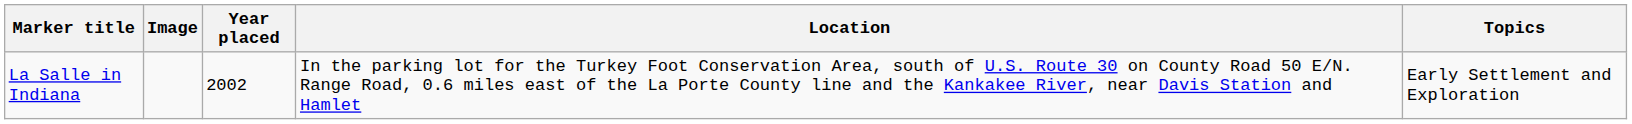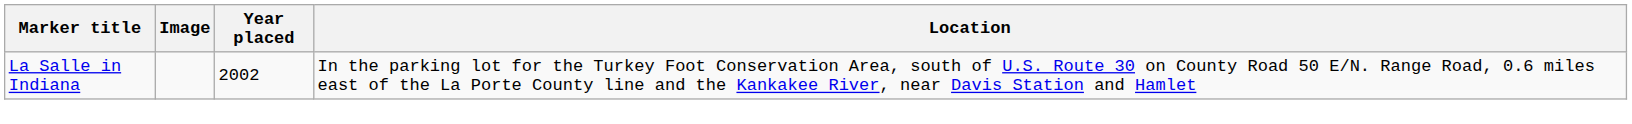- column: (1515, 28)
